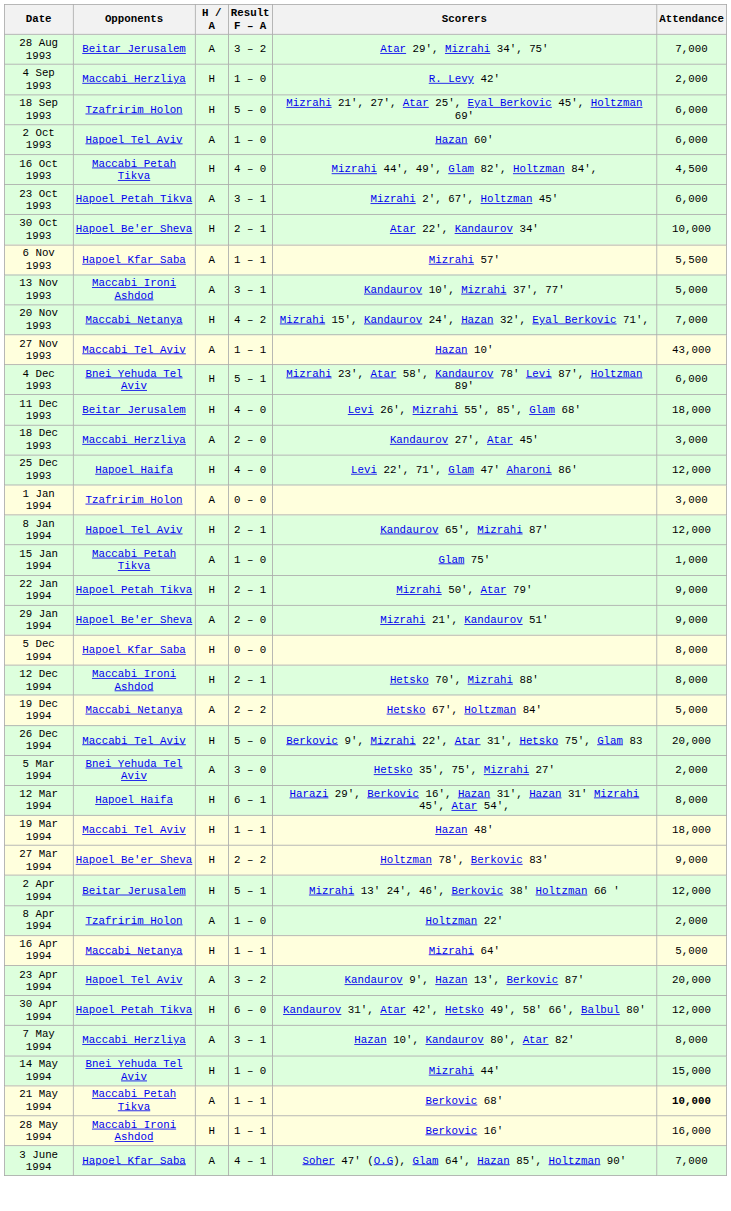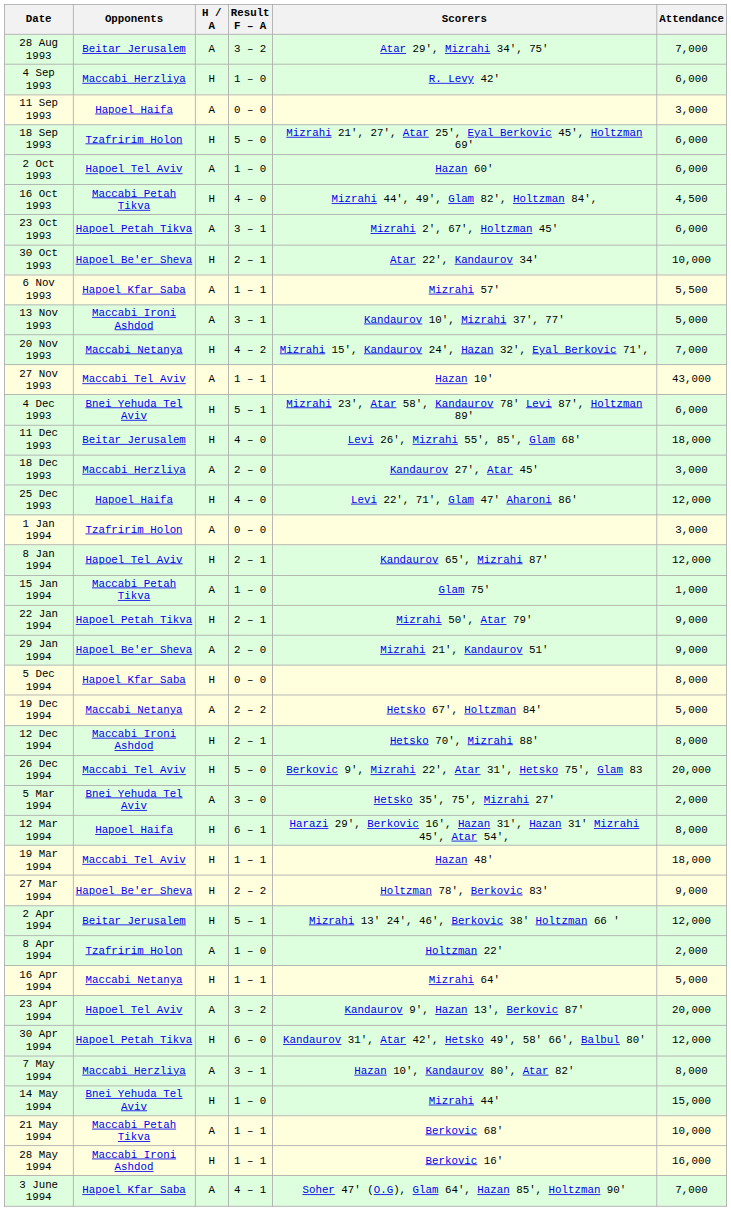(692, 80) 2,000 -> (692, 80) 6,000
+ row: (39, 110)
rows swapped: (39, 680) <-> (39, 710)
(692, 1101) bold -> (692, 1131) normal
